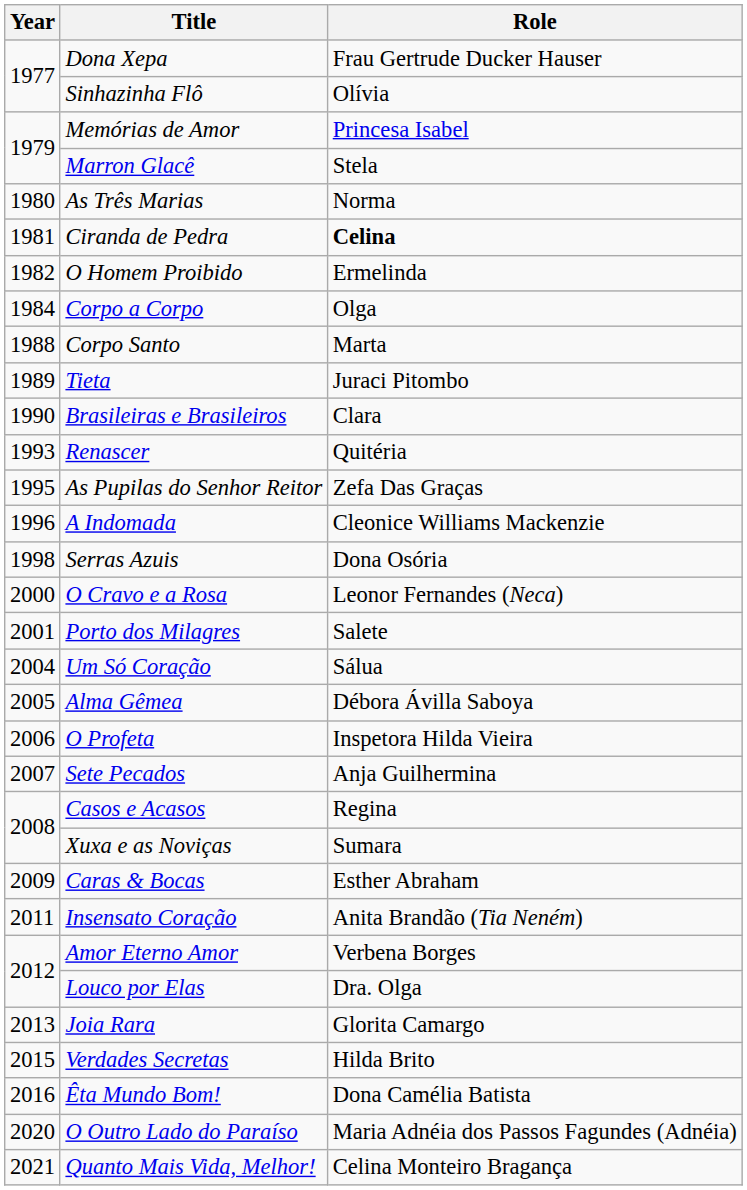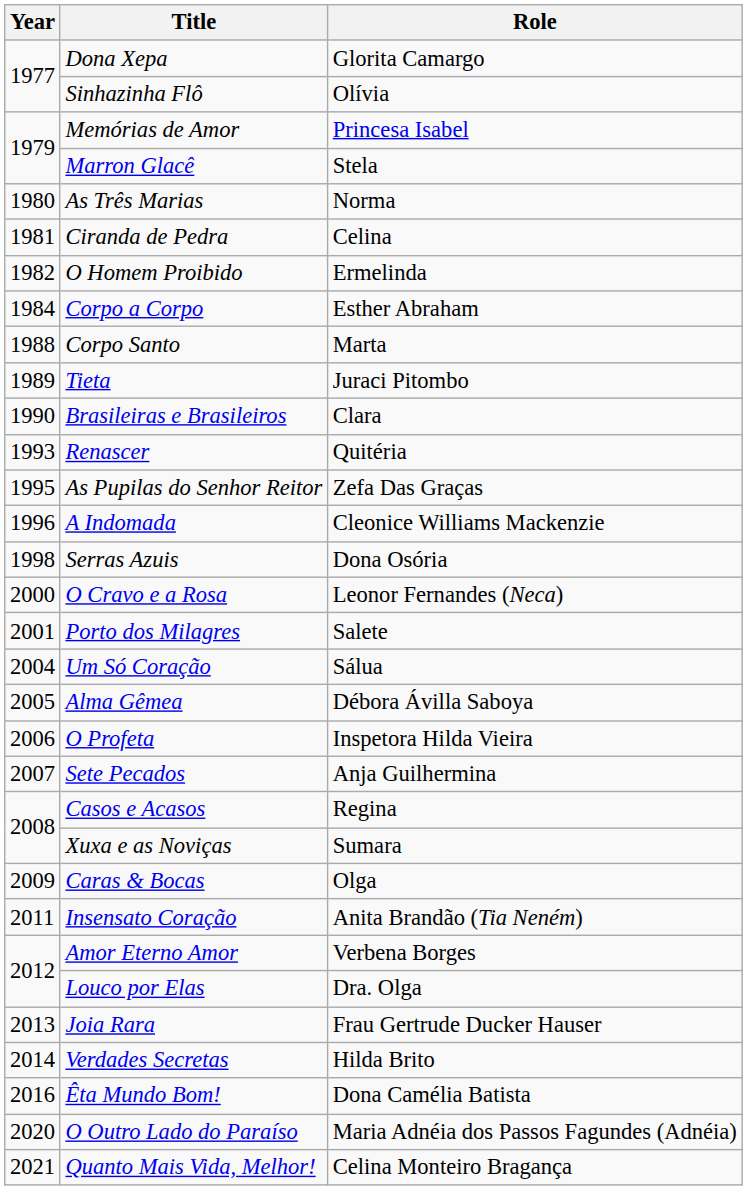(467, 58) Frau Gertrude Ducker Hauser -> (409, 58) Glorita Camargo
(364, 237) bold -> (362, 237) normal
(355, 308) Olga -> (406, 308) Esther Abraham
(406, 881) Esther Abraham -> (355, 881) Olga
(409, 1024) Glorita Camargo -> (467, 1024) Frau Gertrude Ducker Hauser
(32, 1059) 2015 -> (32, 1059) 2014
